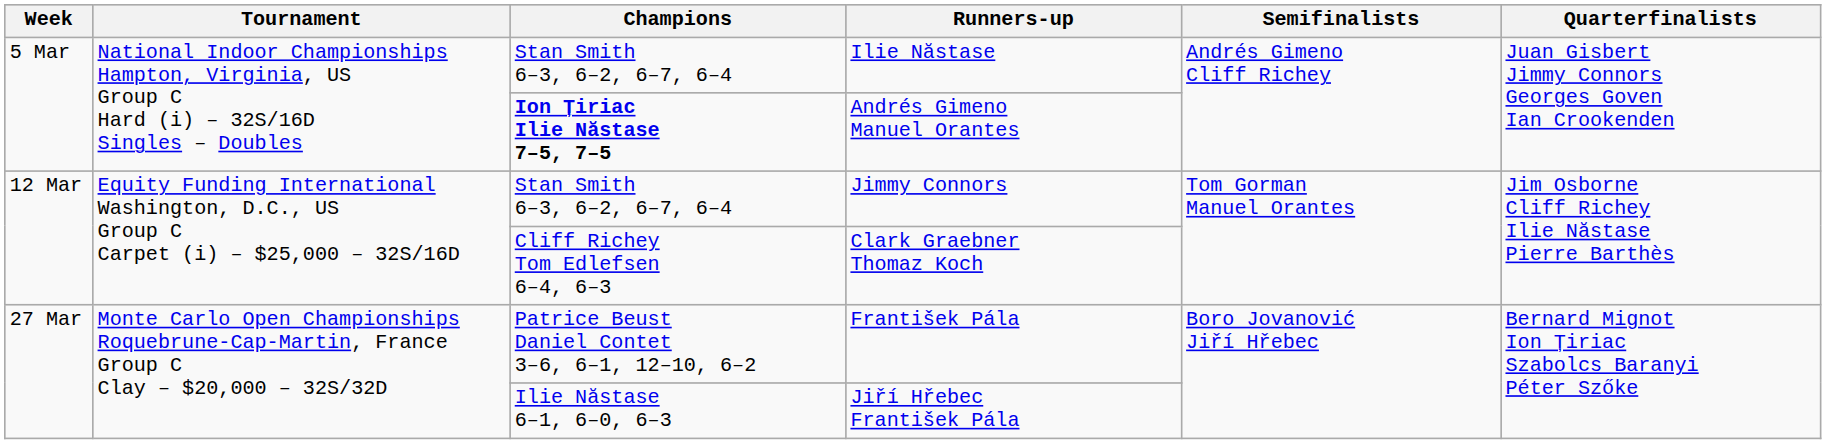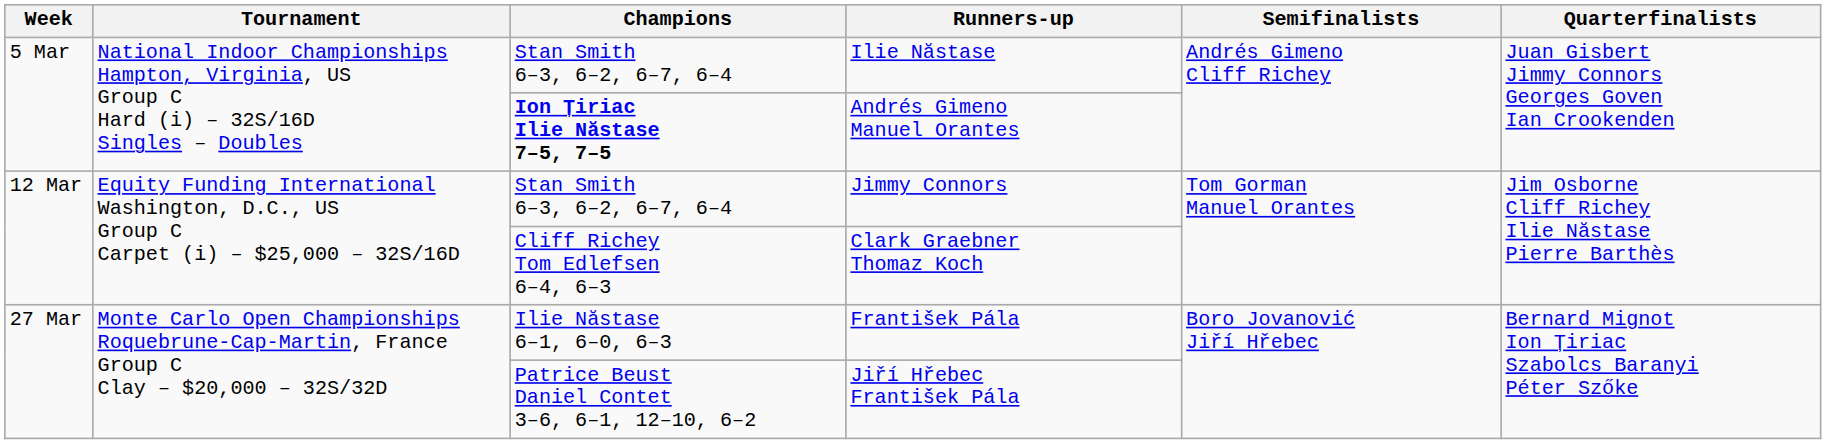(635, 344) Patrice Beust Daniel Contet 3–6, 6–1, 12–10, 6–2 -> (593, 332) Ilie Năstase 6–1, 6–0, 6–3
(593, 410) Ilie Năstase 6–1, 6–0, 6–3 -> (635, 399) Patrice Beust Daniel Contet 3–6, 6–1, 12–10, 6–2
